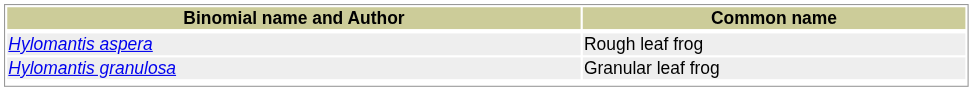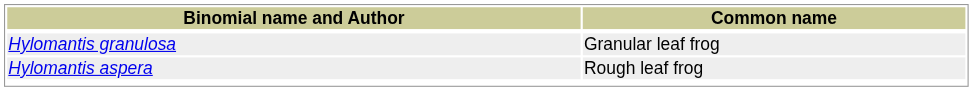rows swapped: (81, 44) <-> (92, 68)
